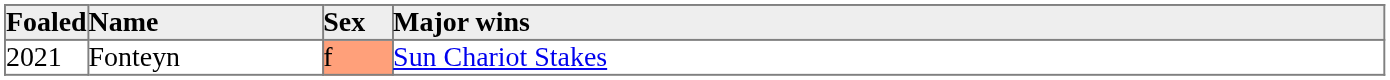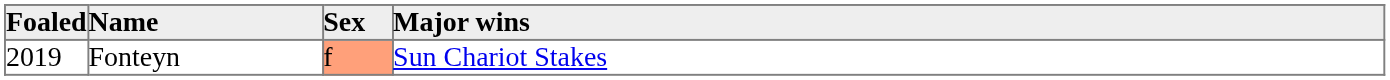(34, 56) 2021 -> (34, 56) 2019
